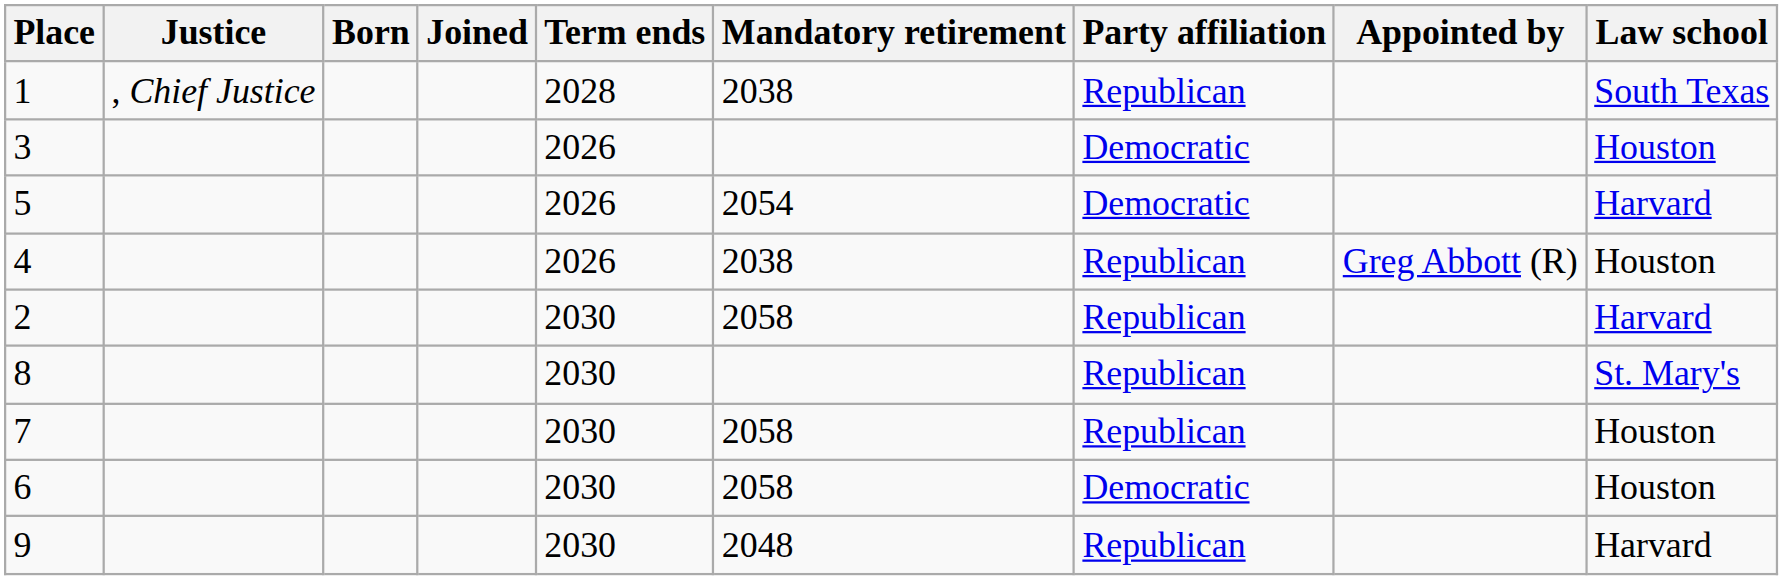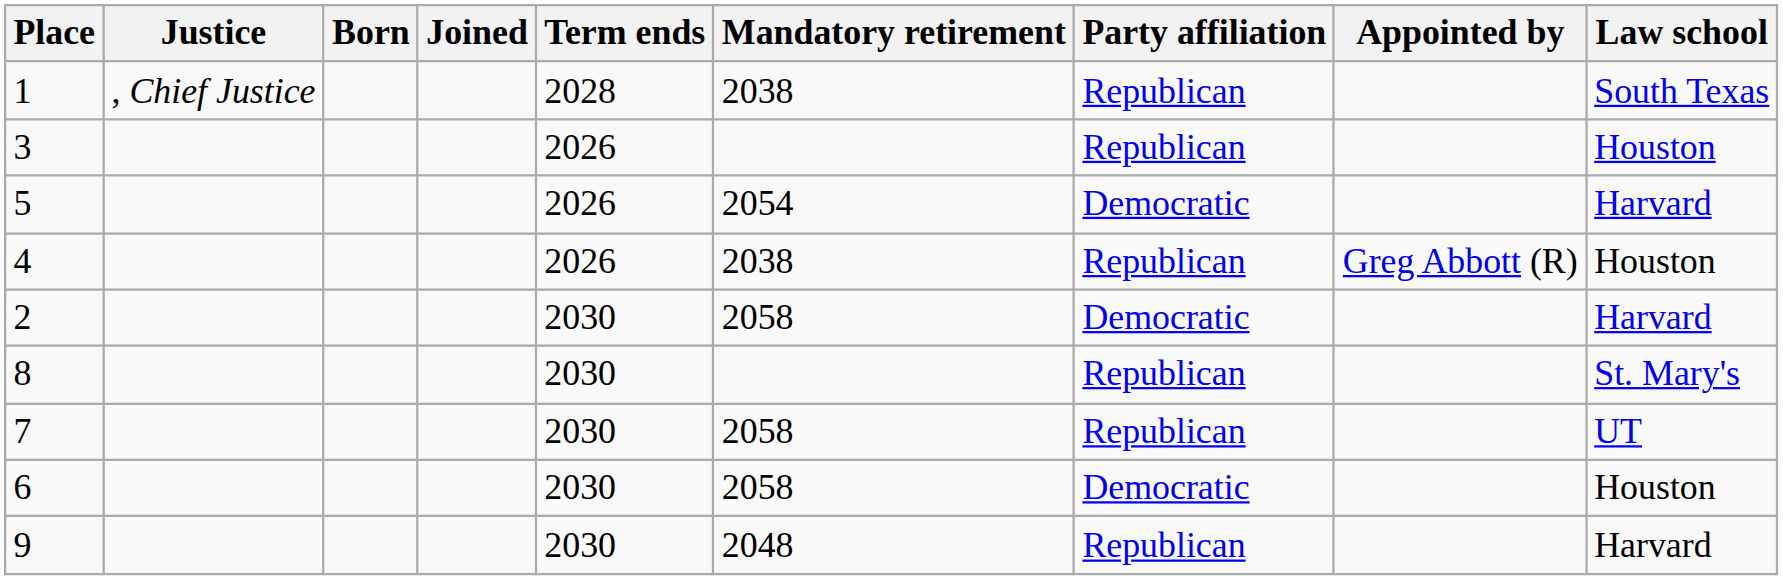(1166, 146) Democratic -> (1164, 146) Republican
(1164, 317) Republican -> (1166, 317) Democratic
(1655, 430) Houston -> (1618, 430) UT
